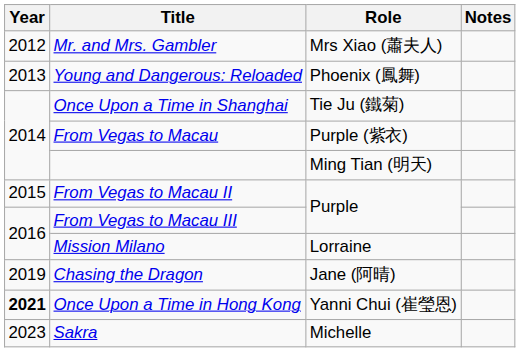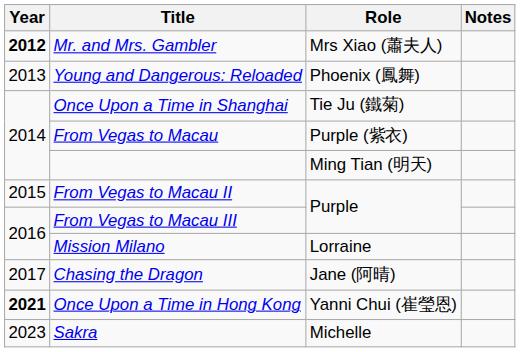(27, 46) normal -> (27, 46) bold
(27, 274) 2019 -> (27, 274) 2017
